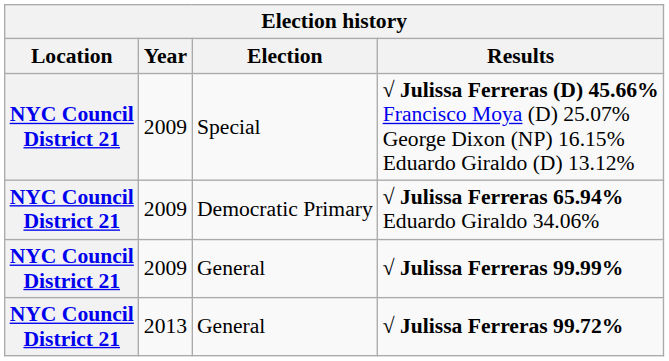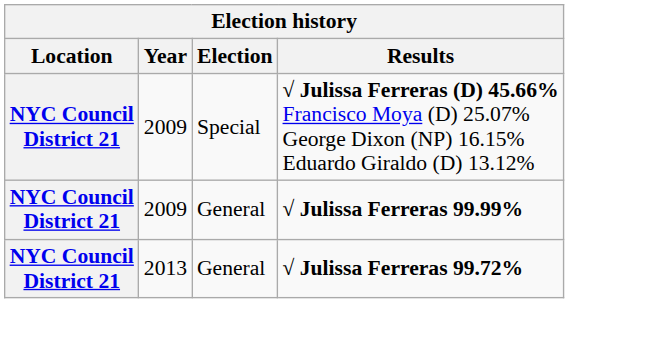- row: (503, 209)
